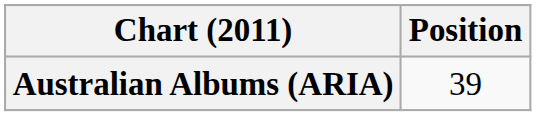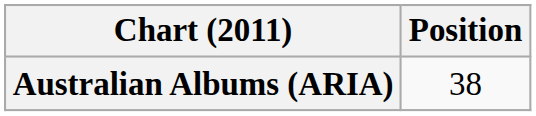(466, 82) 39 -> (466, 82) 38
